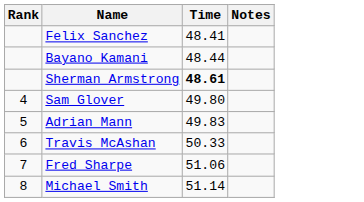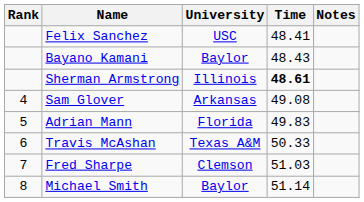+ column: (225, 15)
(205, 58) 48.44 -> (290, 58) 48.43
(205, 101) 49.80 -> (290, 101) 49.08
(205, 165) 51.06 -> (290, 165) 51.03
